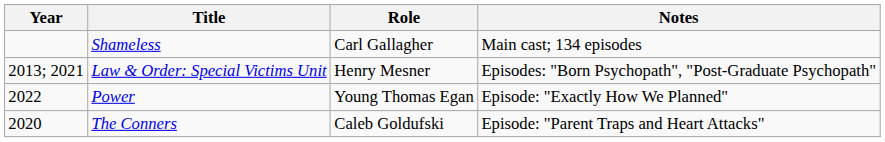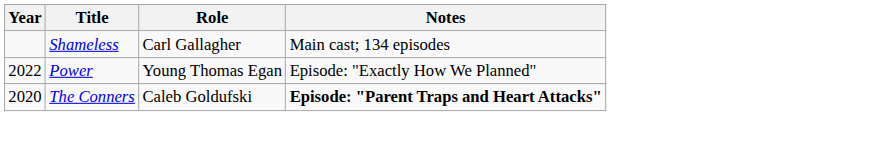- row: (209, 70)
(623, 123) normal -> (446, 96) bold
